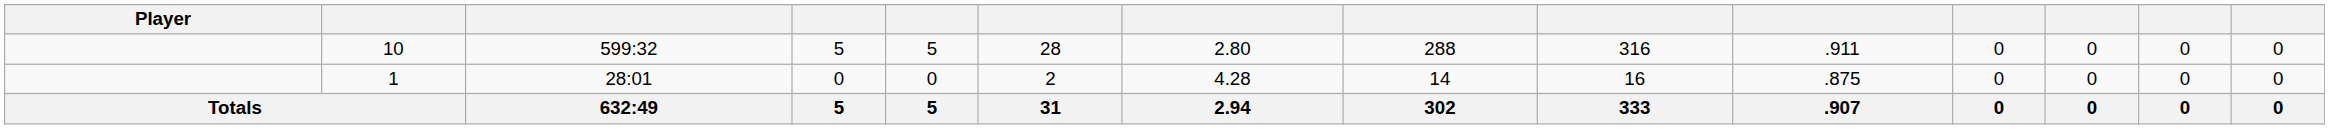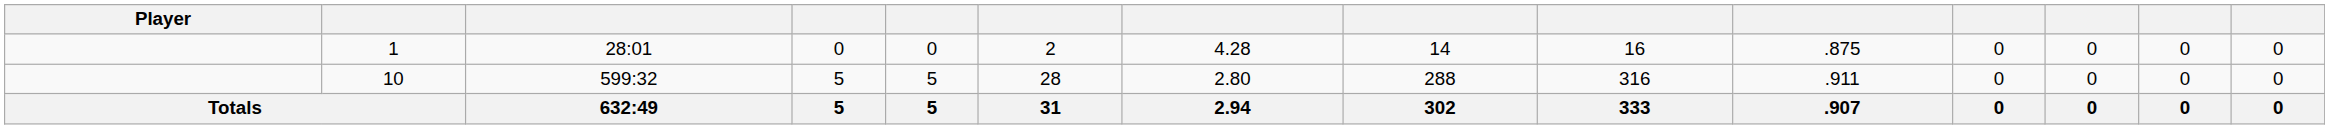rows swapped: (393, 49) <-> (393, 78)
